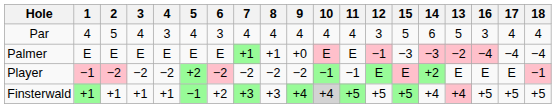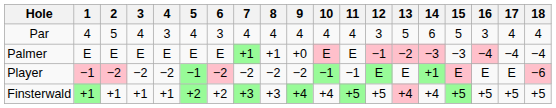columns swapped: (459, 14) <-> (405, 14)
(194, 73) +2 -> (194, 73) −1
(432, 73) +2 -> (432, 73) +1
(538, 73) −1 -> (538, 73) −6
(194, 93) −1 -> (194, 93) +2
(326, 93) lightgrey background -> (326, 93) no background
